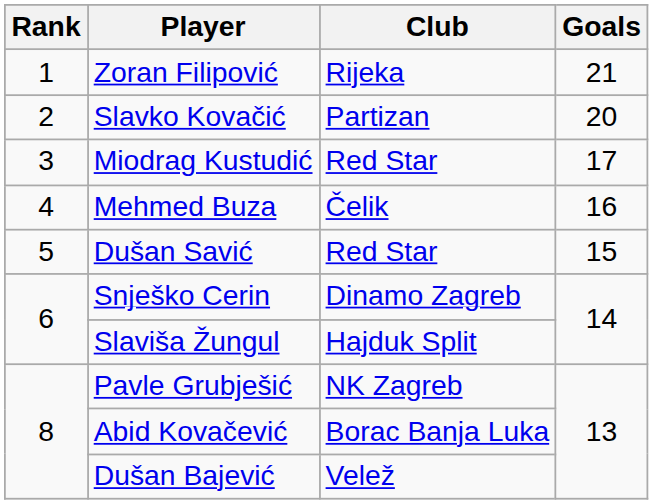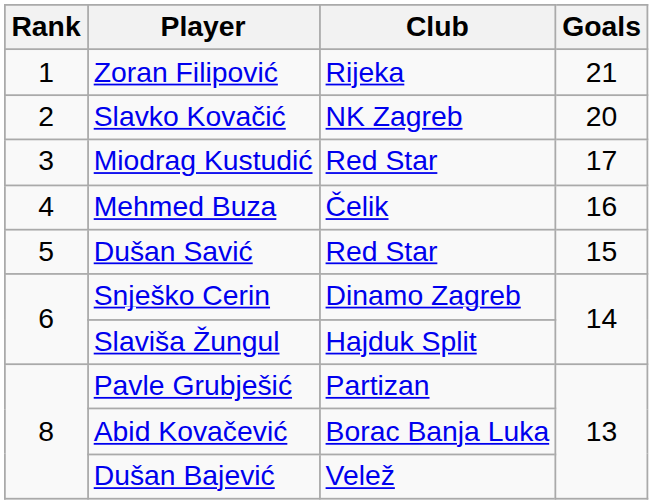(378, 116) Partizan -> (394, 116) NK Zagreb
(394, 386) NK Zagreb -> (378, 386) Partizan
